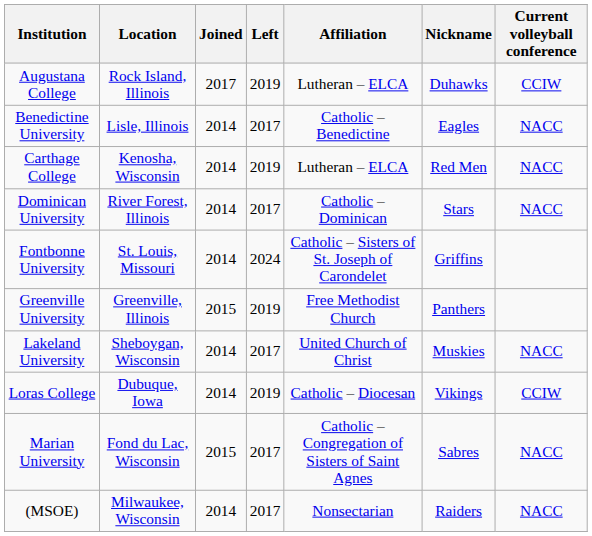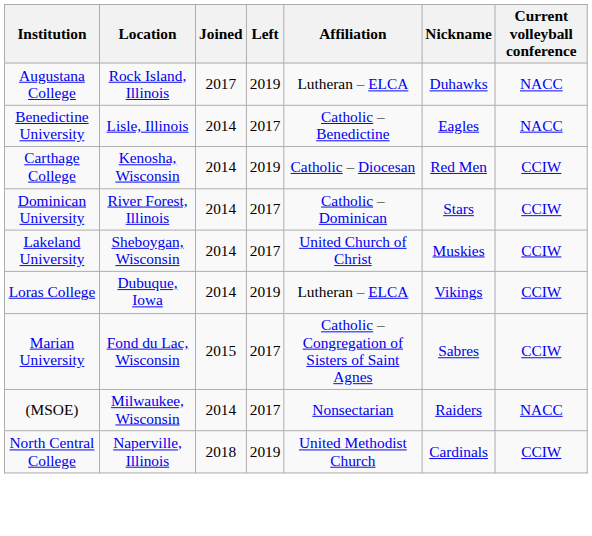(541, 84) CCIW -> (541, 84) NACC
(353, 167) Lutheran – ELCA -> (353, 167) Catholic – Diocesan
(541, 167) NACC -> (541, 167) CCIW
(541, 209) NACC -> (541, 209) CCIW
- row: (52, 259)
- row: (52, 309)
(541, 351) NACC -> (541, 250) CCIW
(353, 392) Catholic – Diocesan -> (353, 292) Lutheran – ELCA
(541, 451) NACC -> (541, 351) CCIW
+ row: (52, 451)
